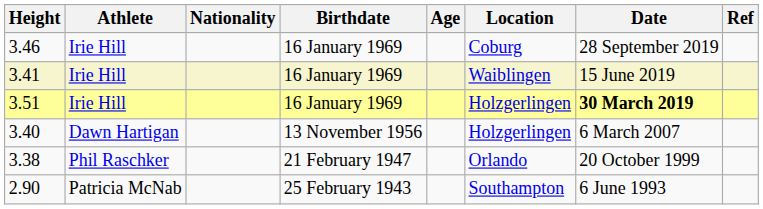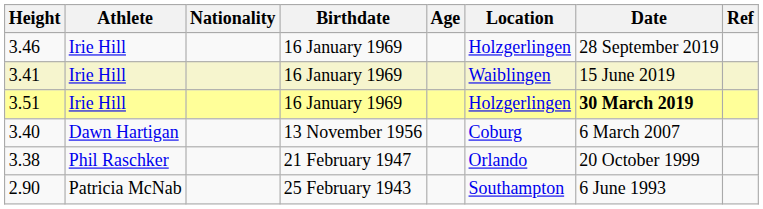(495, 47) Coburg -> (520, 47) Holzgerlingen
(520, 132) Holzgerlingen -> (495, 132) Coburg
